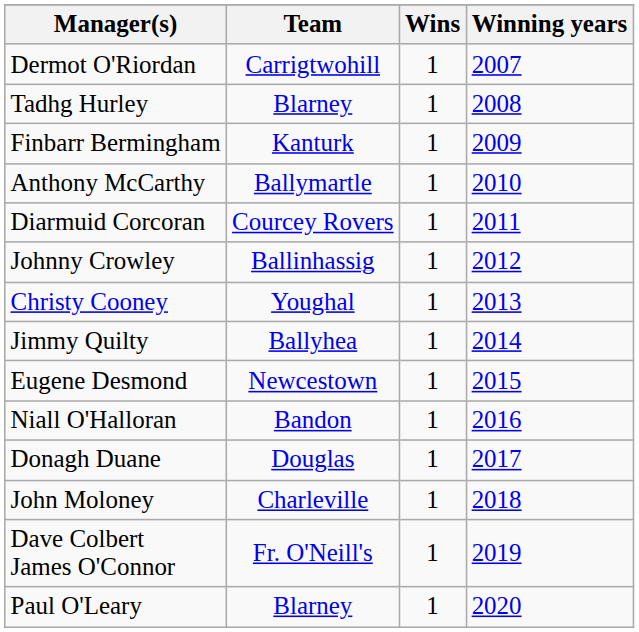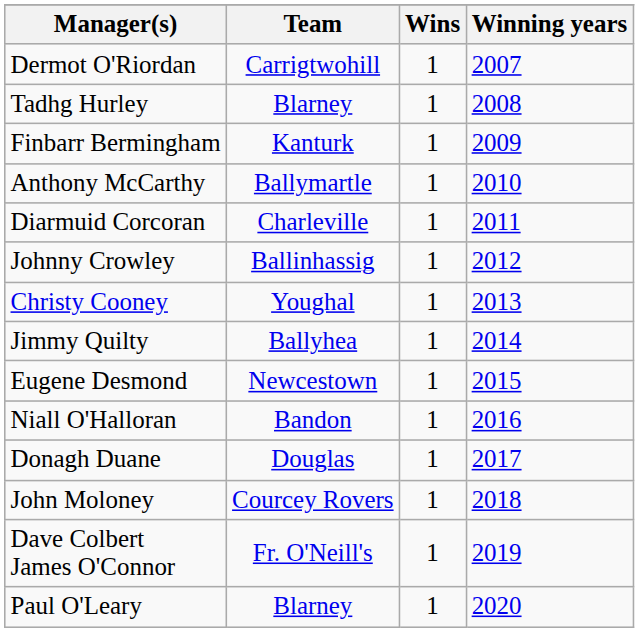(313, 222) Courcey Rovers -> (313, 222) Charleville
(313, 499) Charleville -> (313, 499) Courcey Rovers
